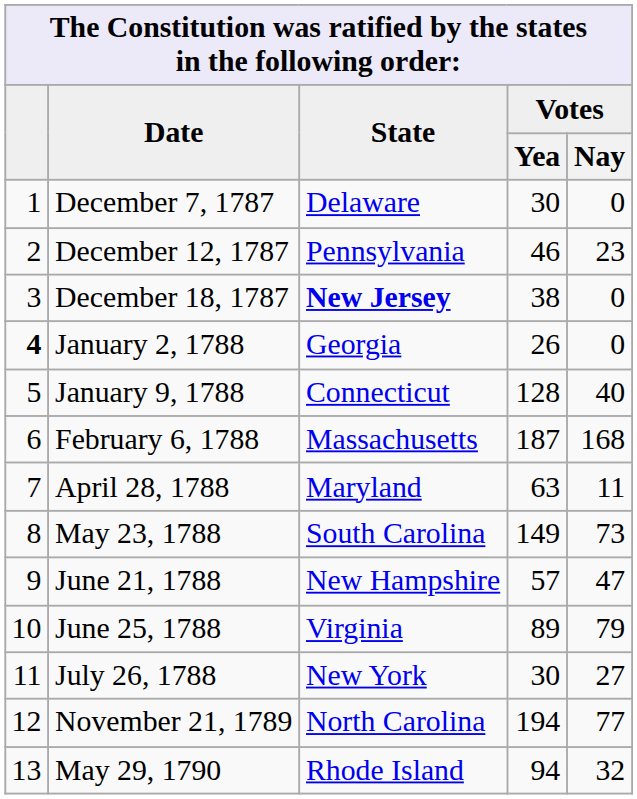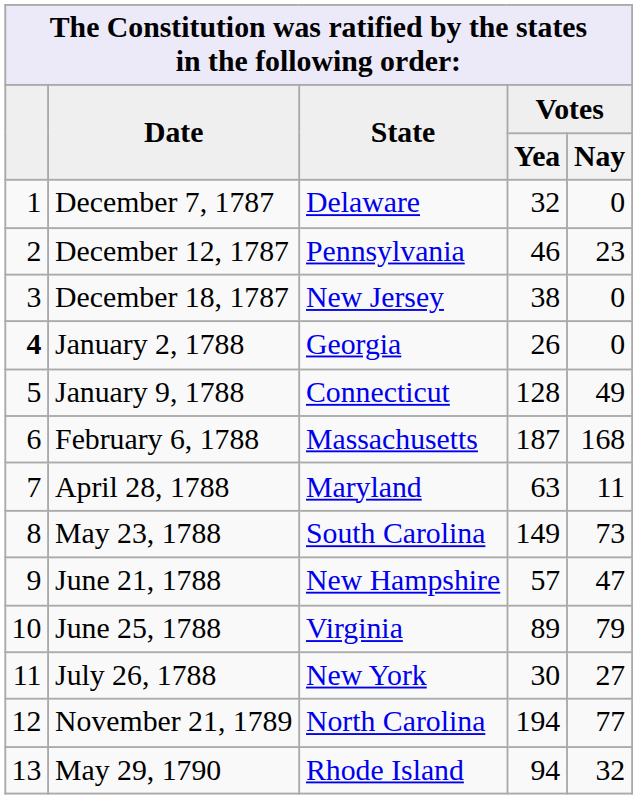(545, 203) 30 -> (545, 203) 32
(378, 297) bold -> (375, 297) normal
(610, 391) 40 -> (610, 391) 49
